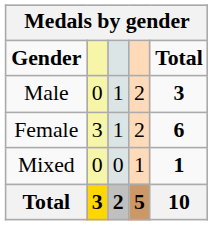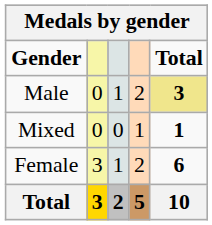(179, 94) no background -> (179, 94) khaki background
rows swapped: (46, 129) <-> (46, 165)
